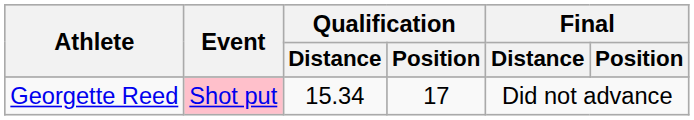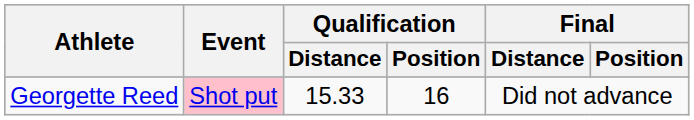(335, 96) 15.34 -> (335, 96) 15.33
(436, 96) 17 -> (436, 96) 16
